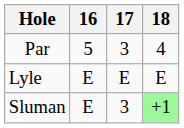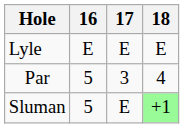rows swapped: (37, 48) <-> (25, 78)
(88, 107) E -> (88, 107) 5
(124, 107) 3 -> (124, 107) E
